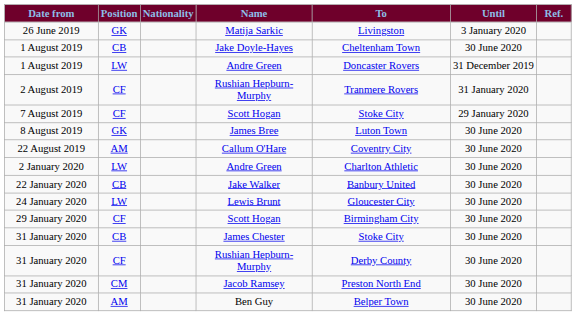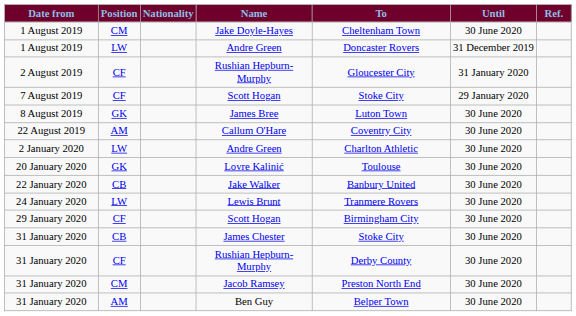- row: (51, 31)
(119, 48) CB -> (119, 31) CM
(381, 90) Tranmere Rovers -> (381, 72) Gloucester City
+ row: (51, 166)
(381, 202) Gloucester City -> (381, 202) Tranmere Rovers
